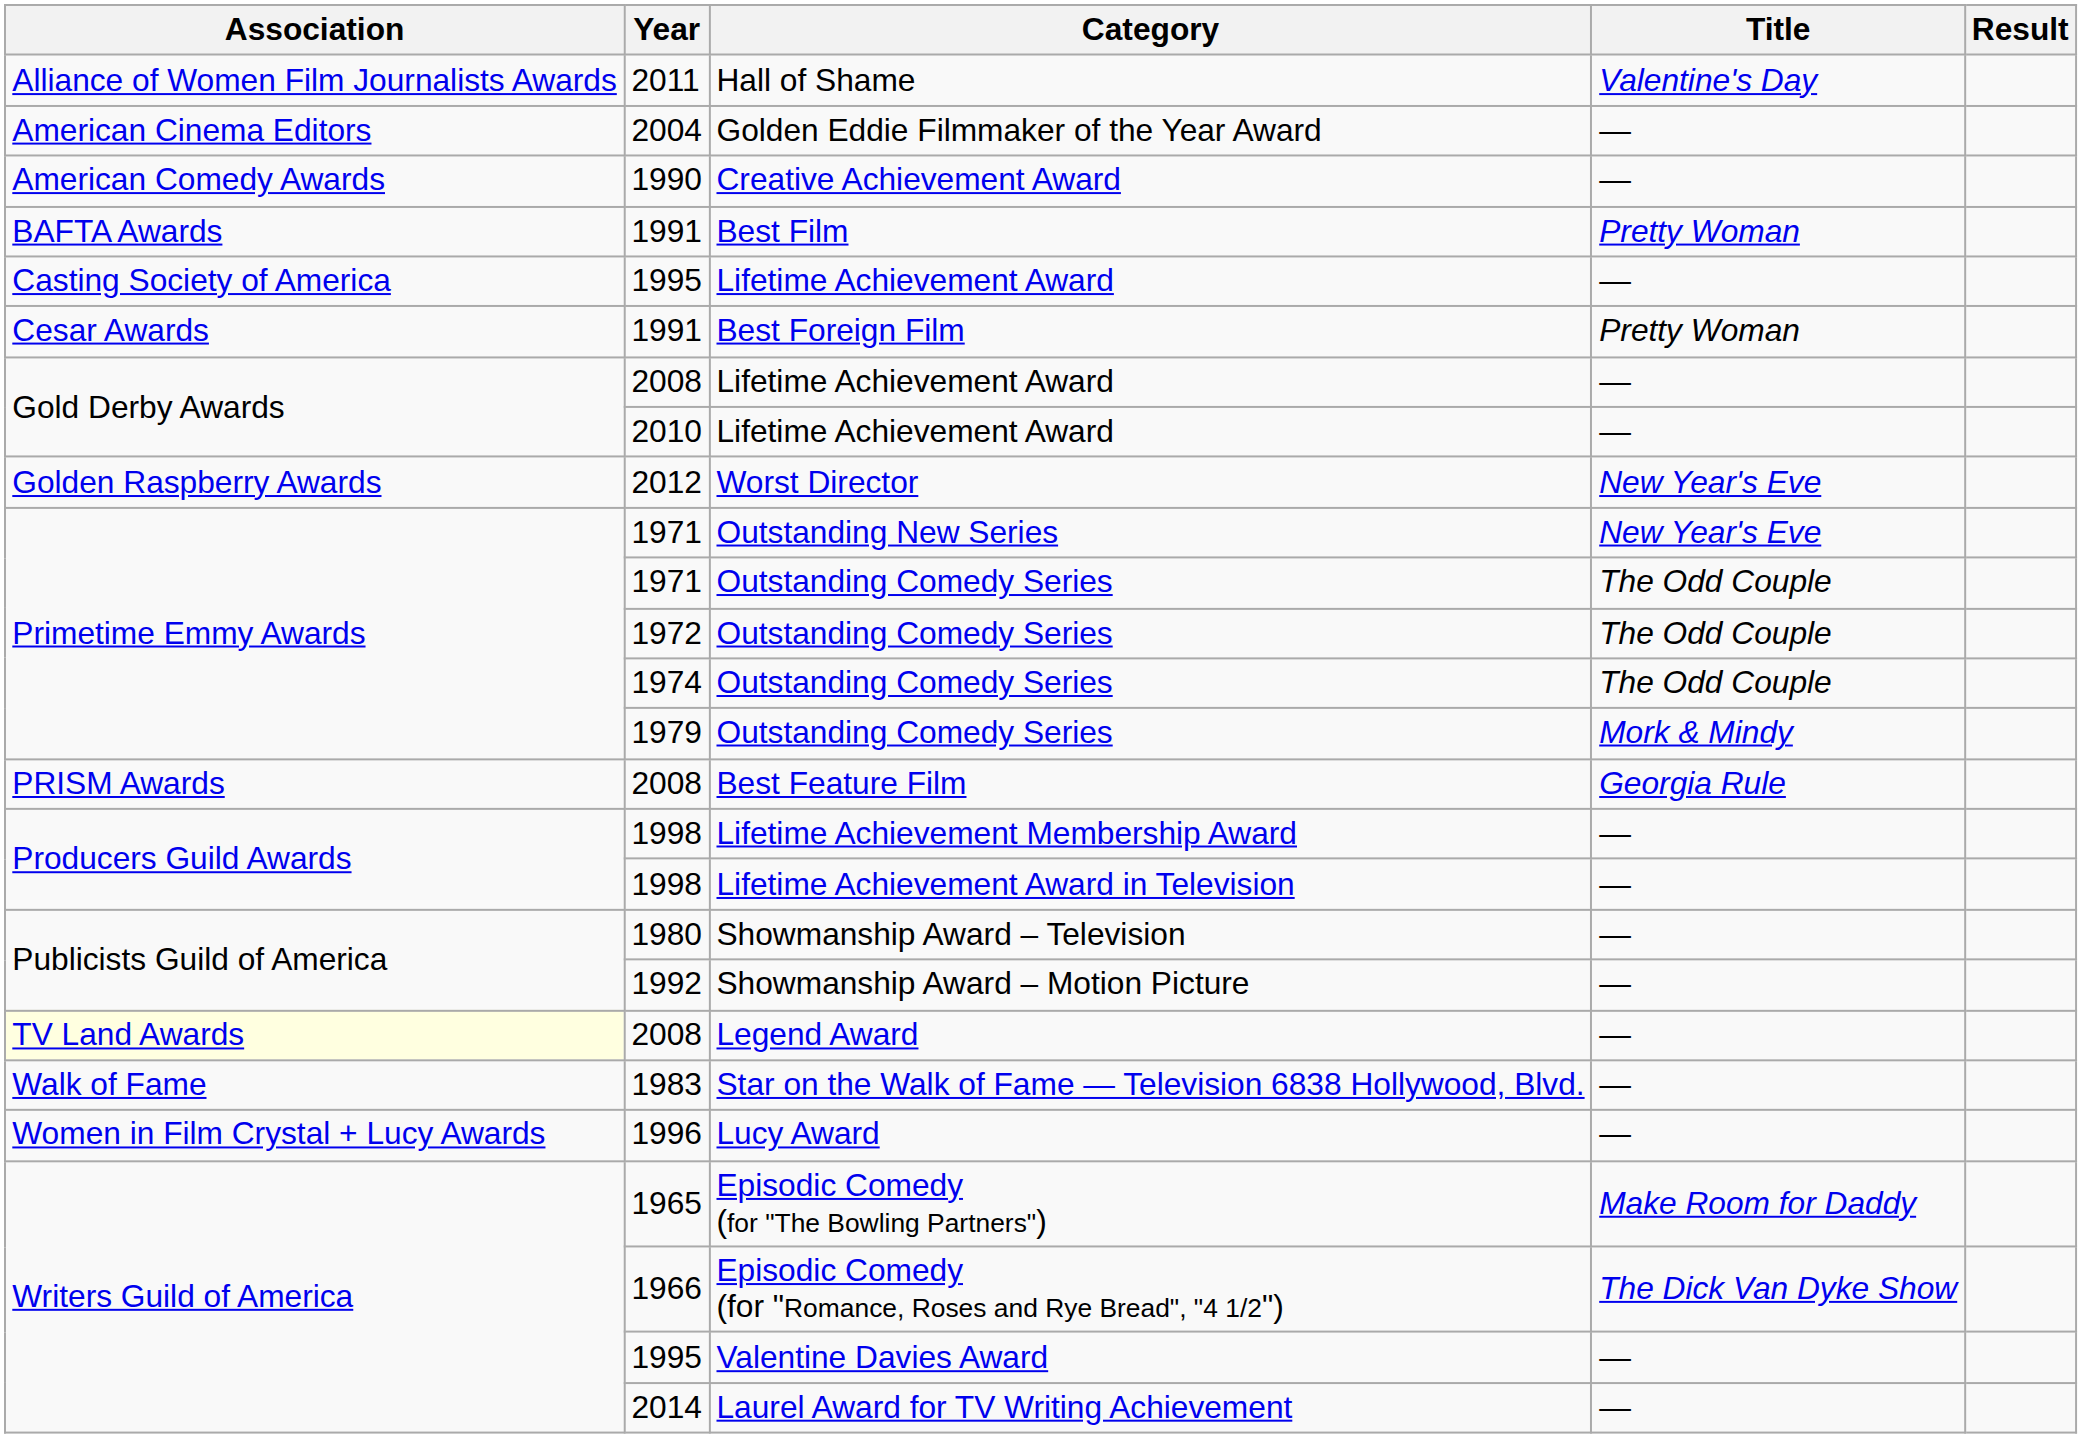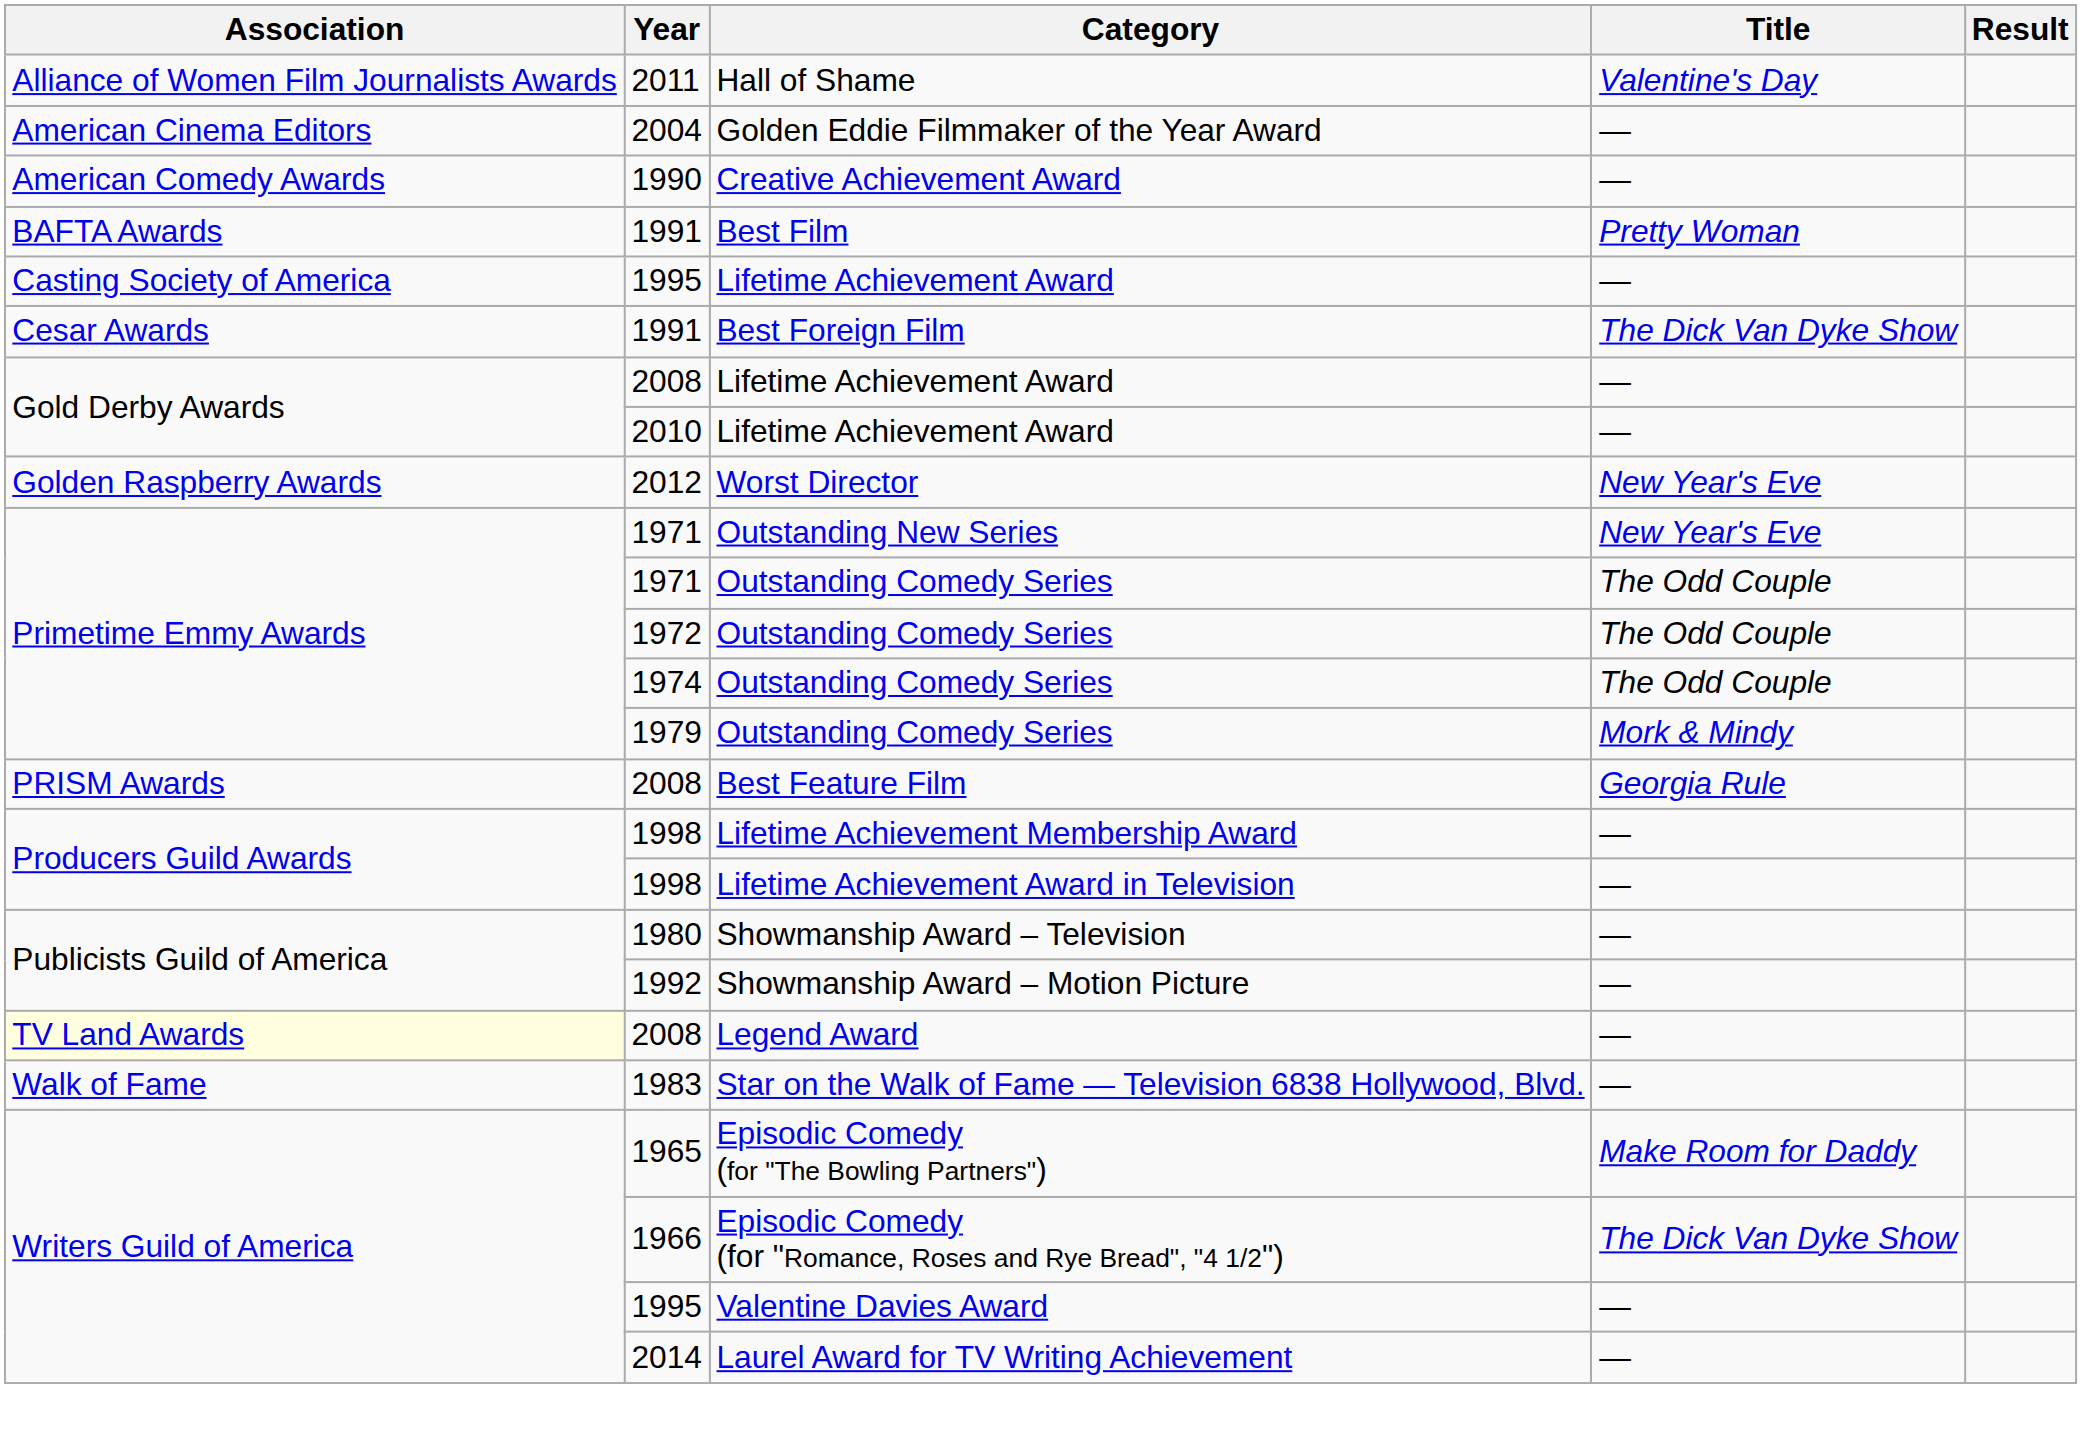(1700, 331) Pretty Woman -> (1778, 331) The Dick Van Dyke Show
- row: (667, 1134)
